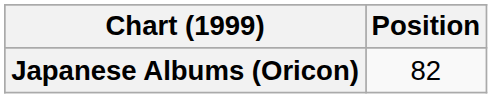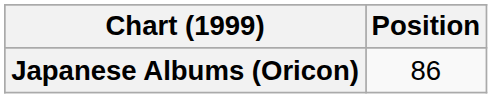(426, 69) 82 -> (426, 69) 86
